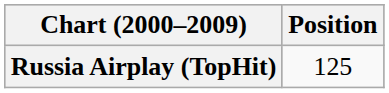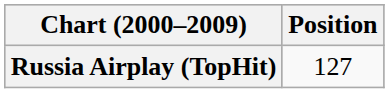(333, 66) 125 -> (333, 66) 127
